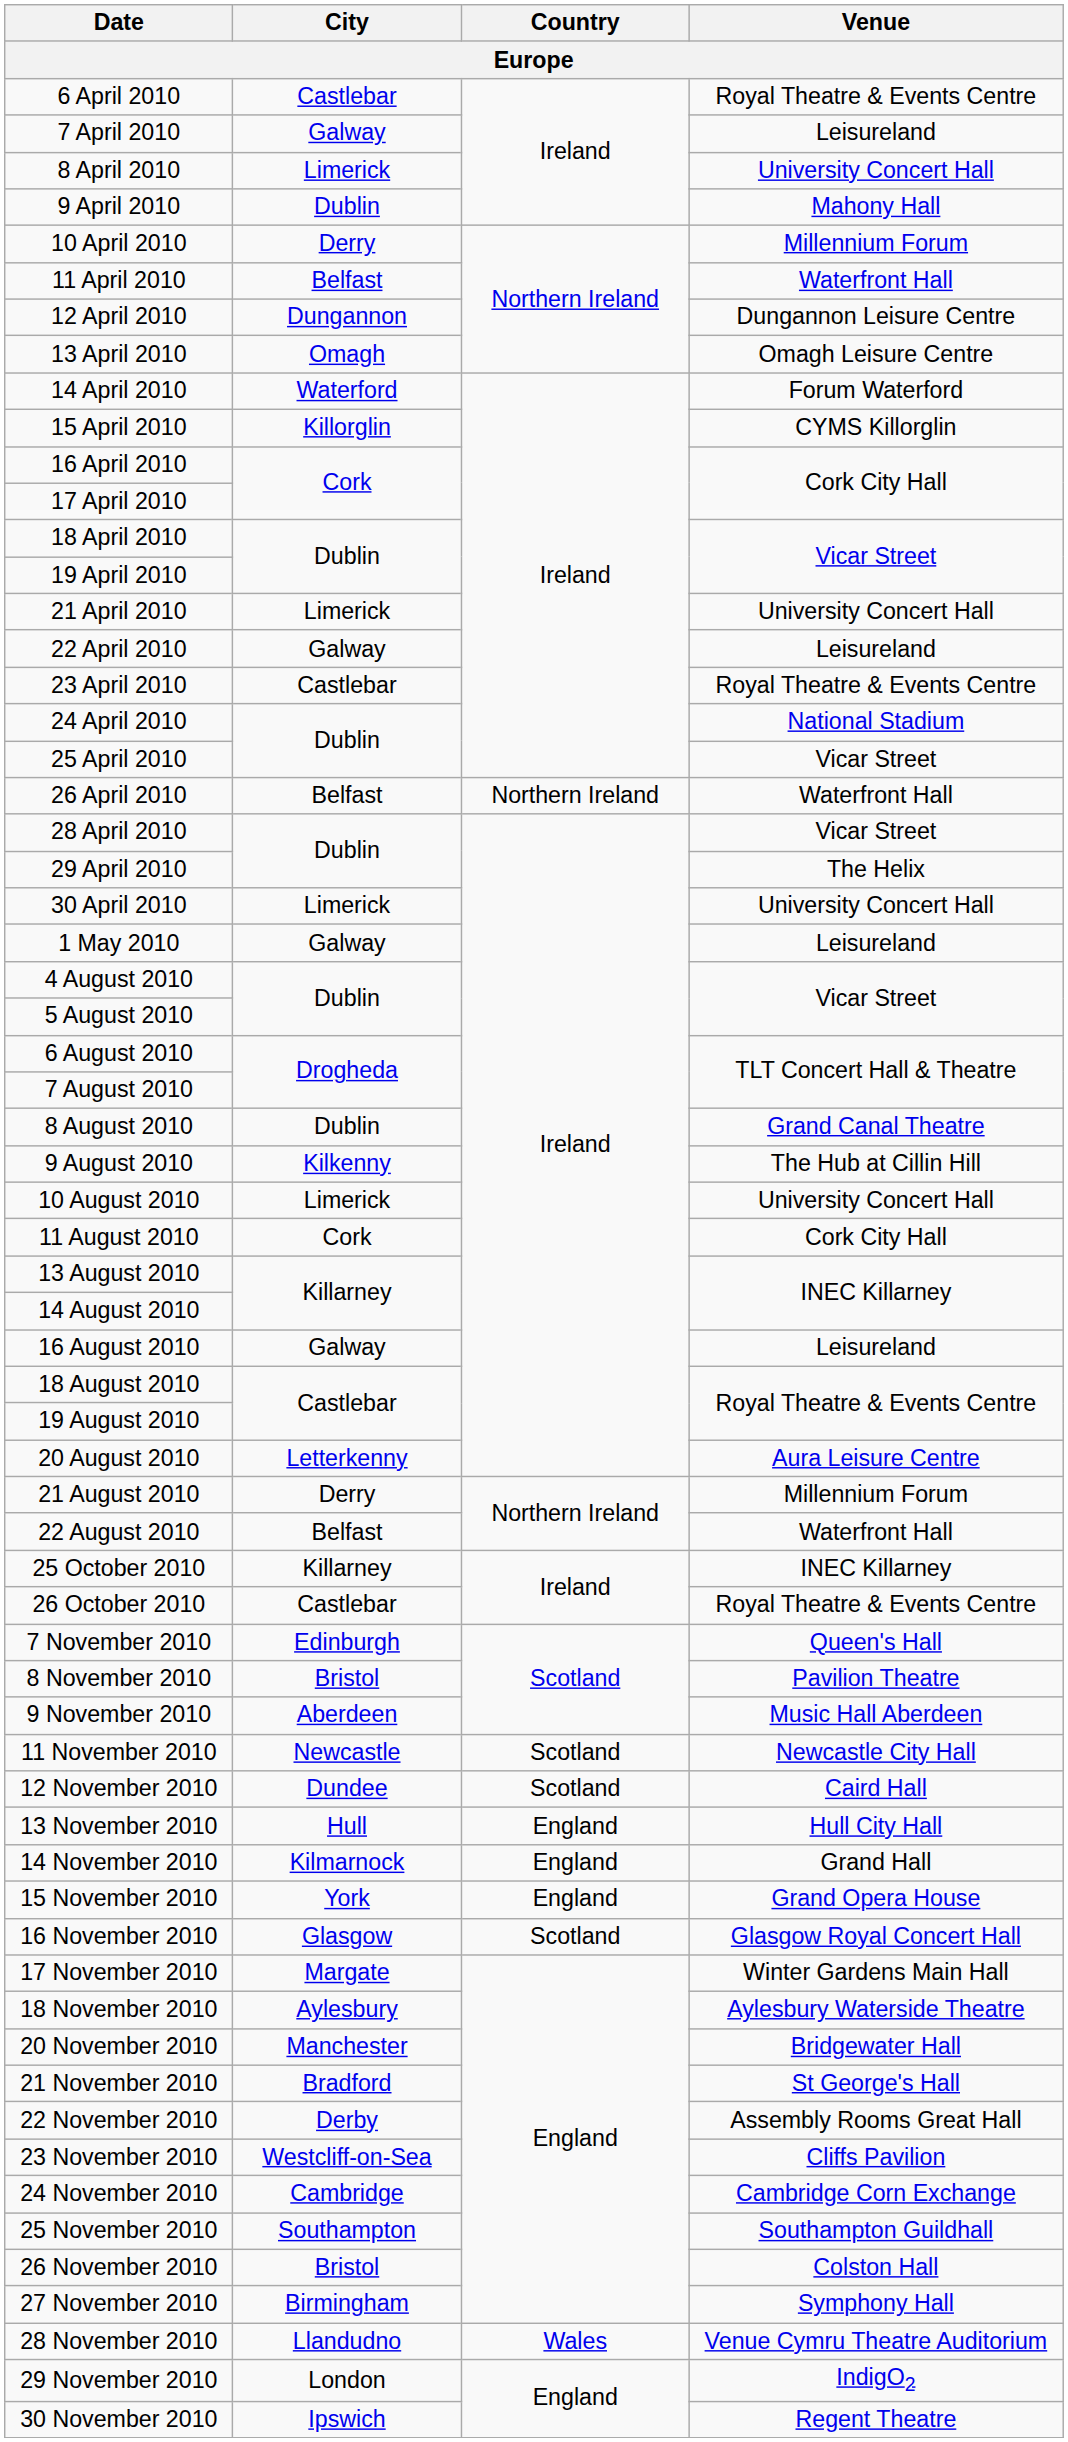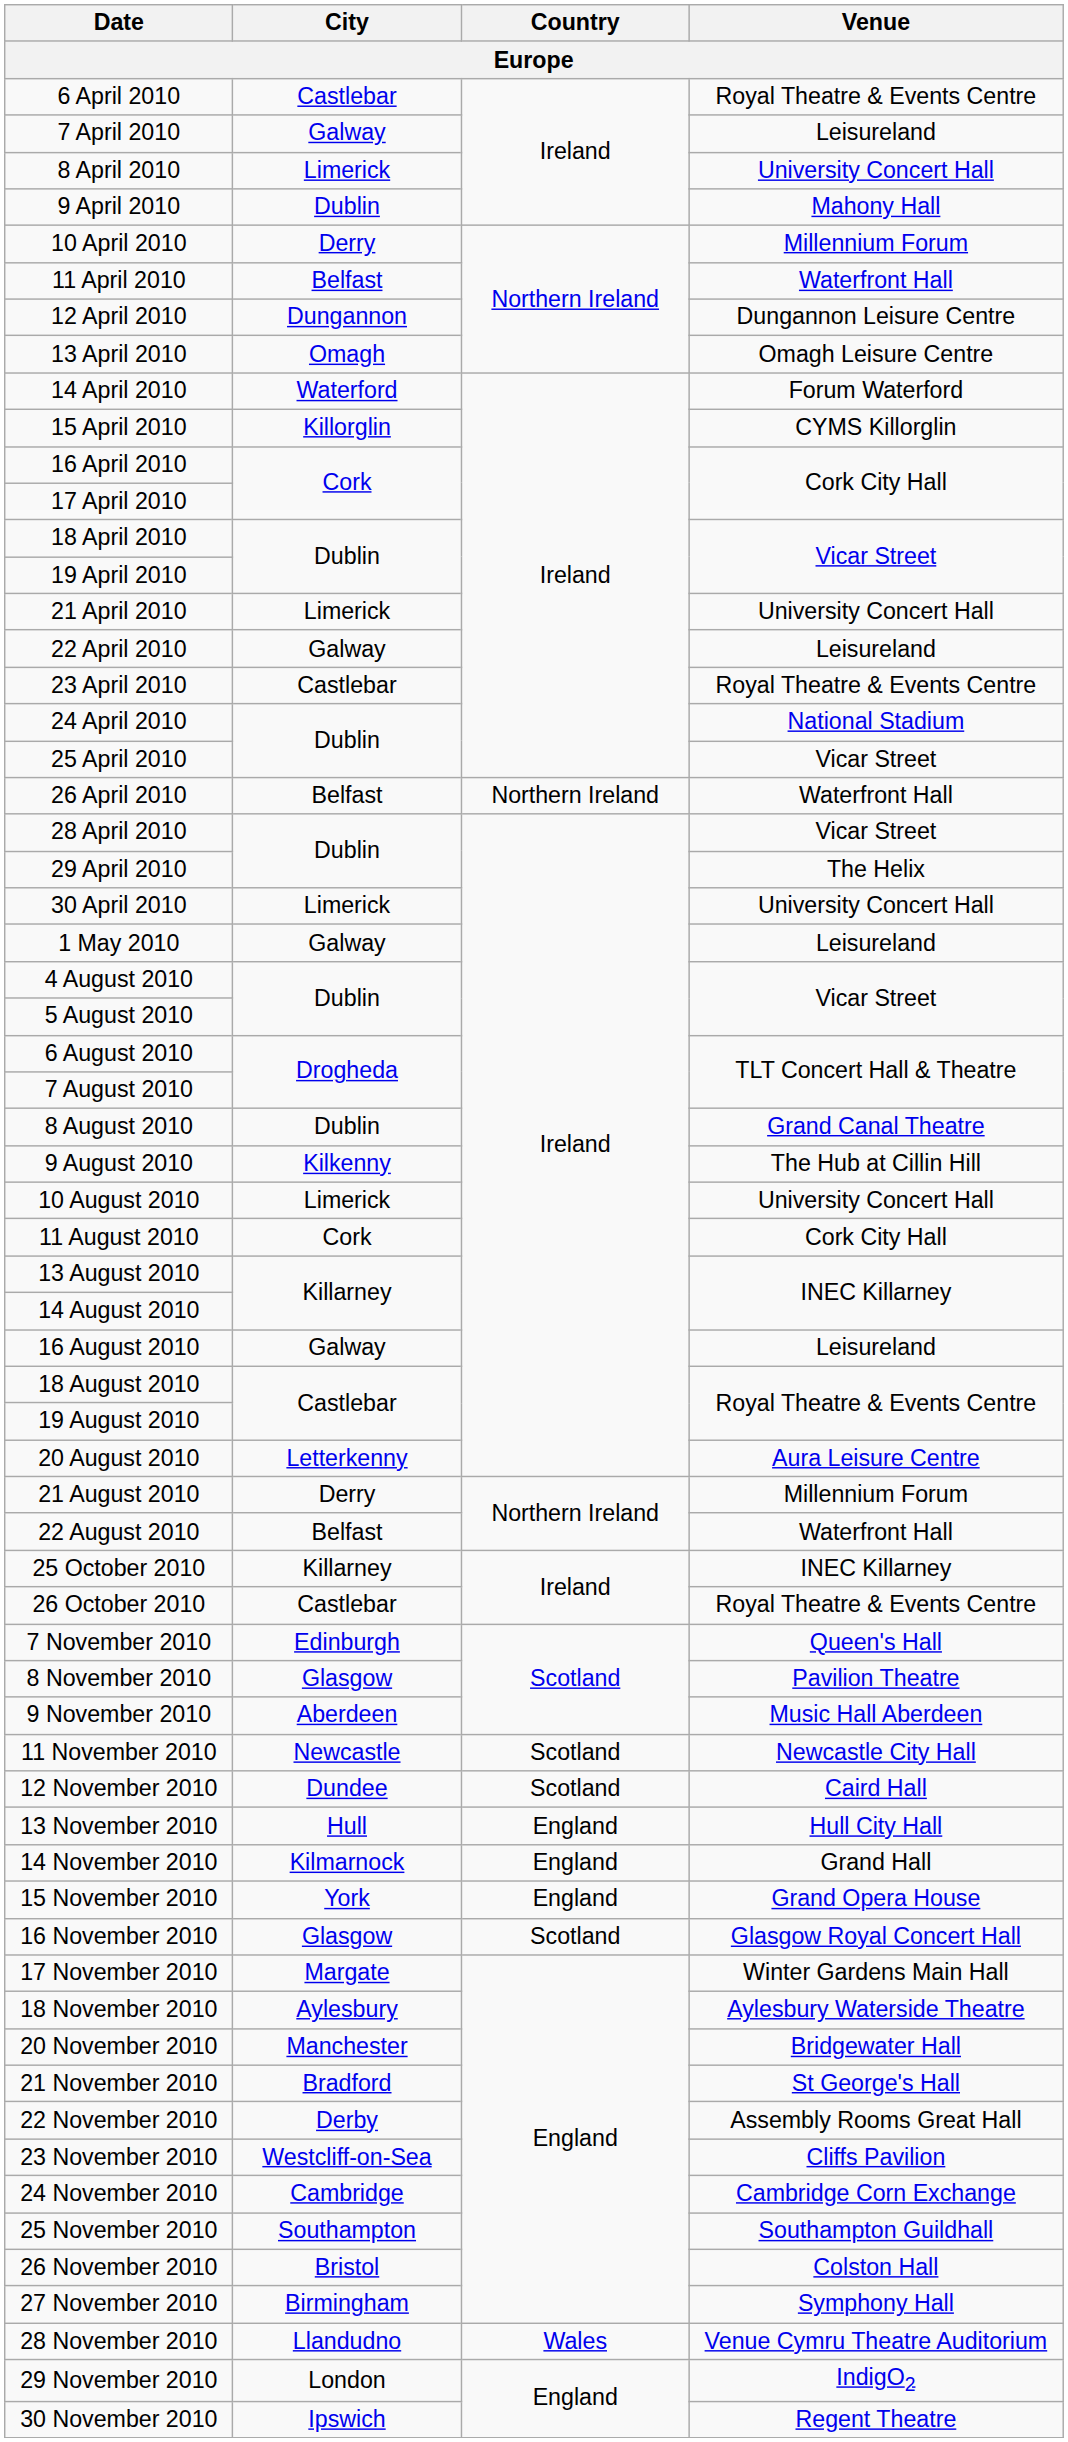(347, 1678) Bristol -> (347, 1678) Glasgow
